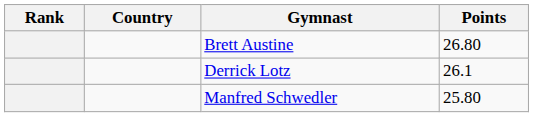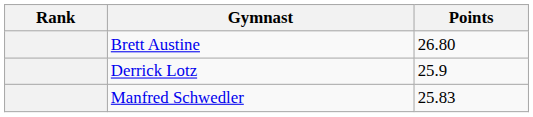- column: (142, 17)
(458, 71) 26.1 -> (432, 71) 25.9
(462, 97) 25.80 -> (437, 97) 25.83
